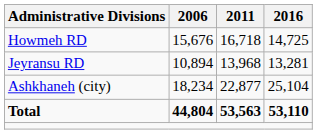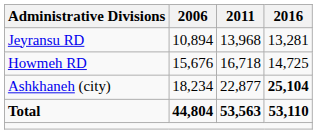rows swapped: (47, 39) <-> (46, 63)
(288, 87) normal -> (288, 87) bold
